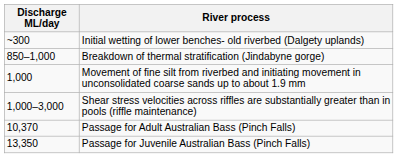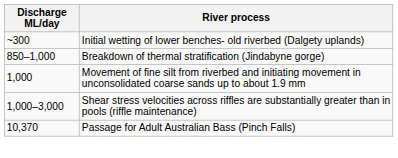- row: (196, 144)
